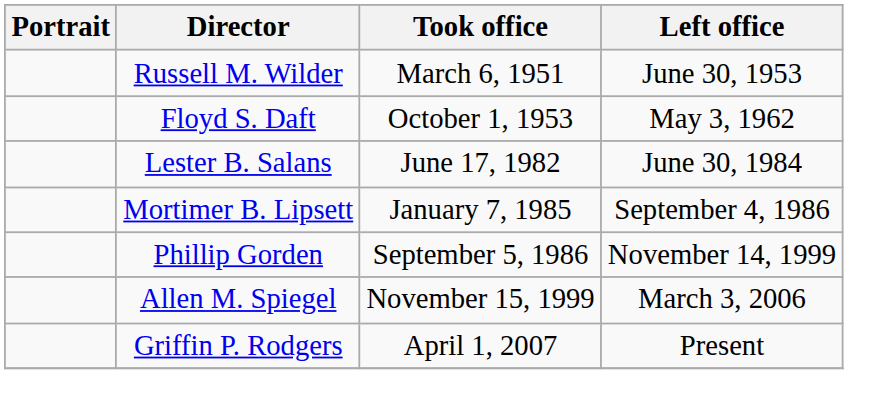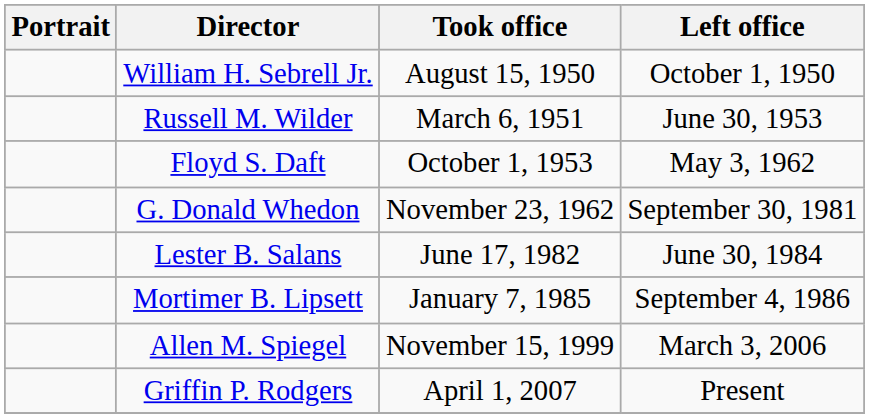+ row: (248, 72)
+ row: (248, 208)
- row: (238, 254)
